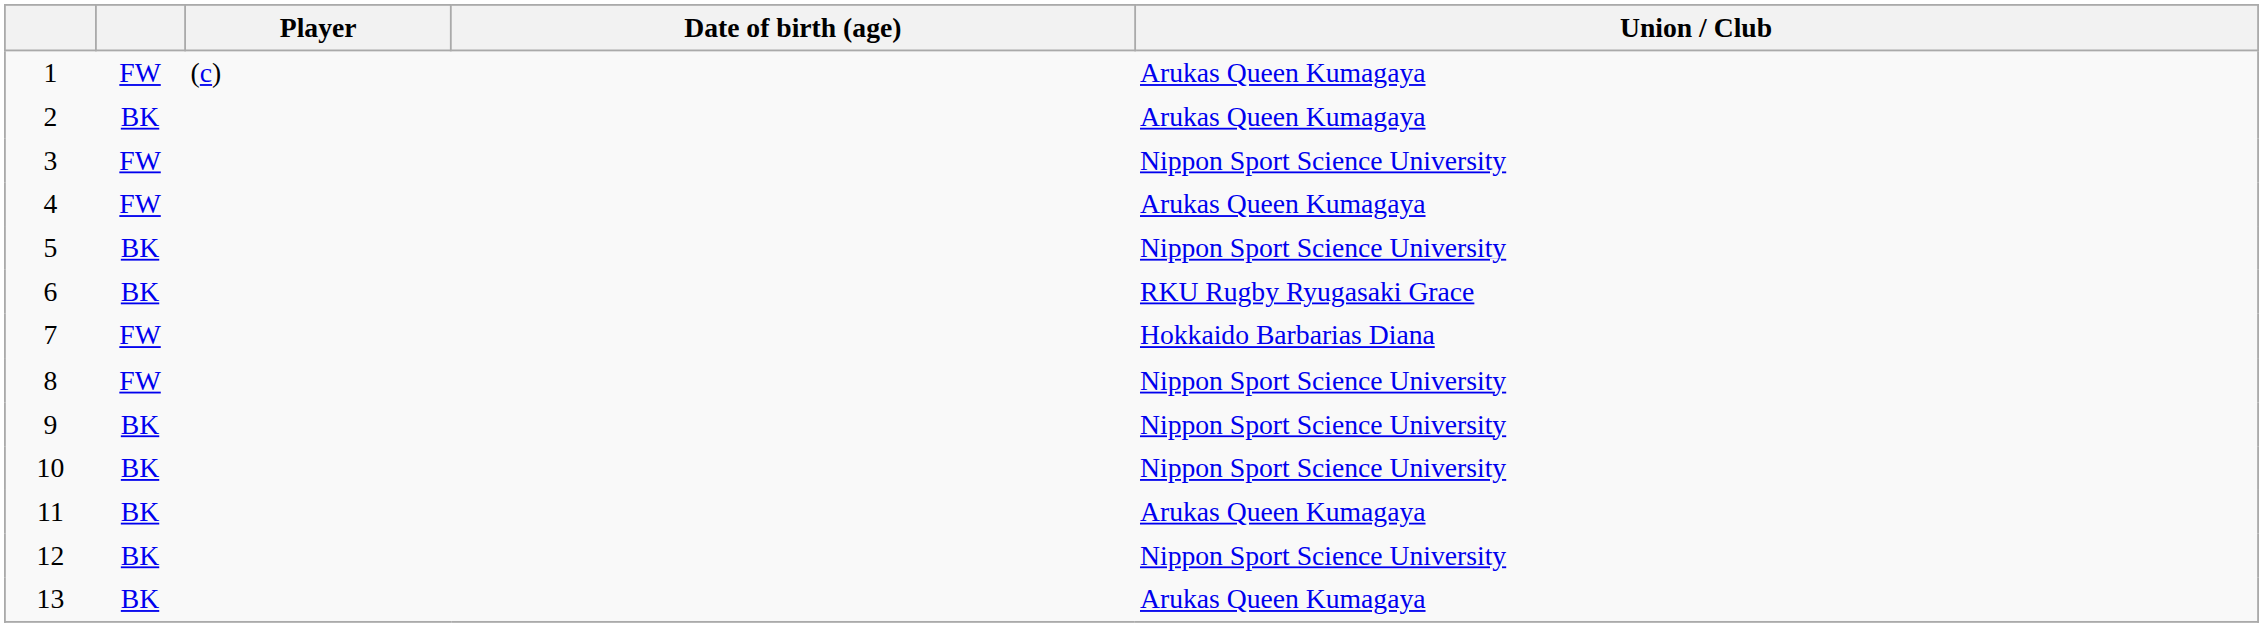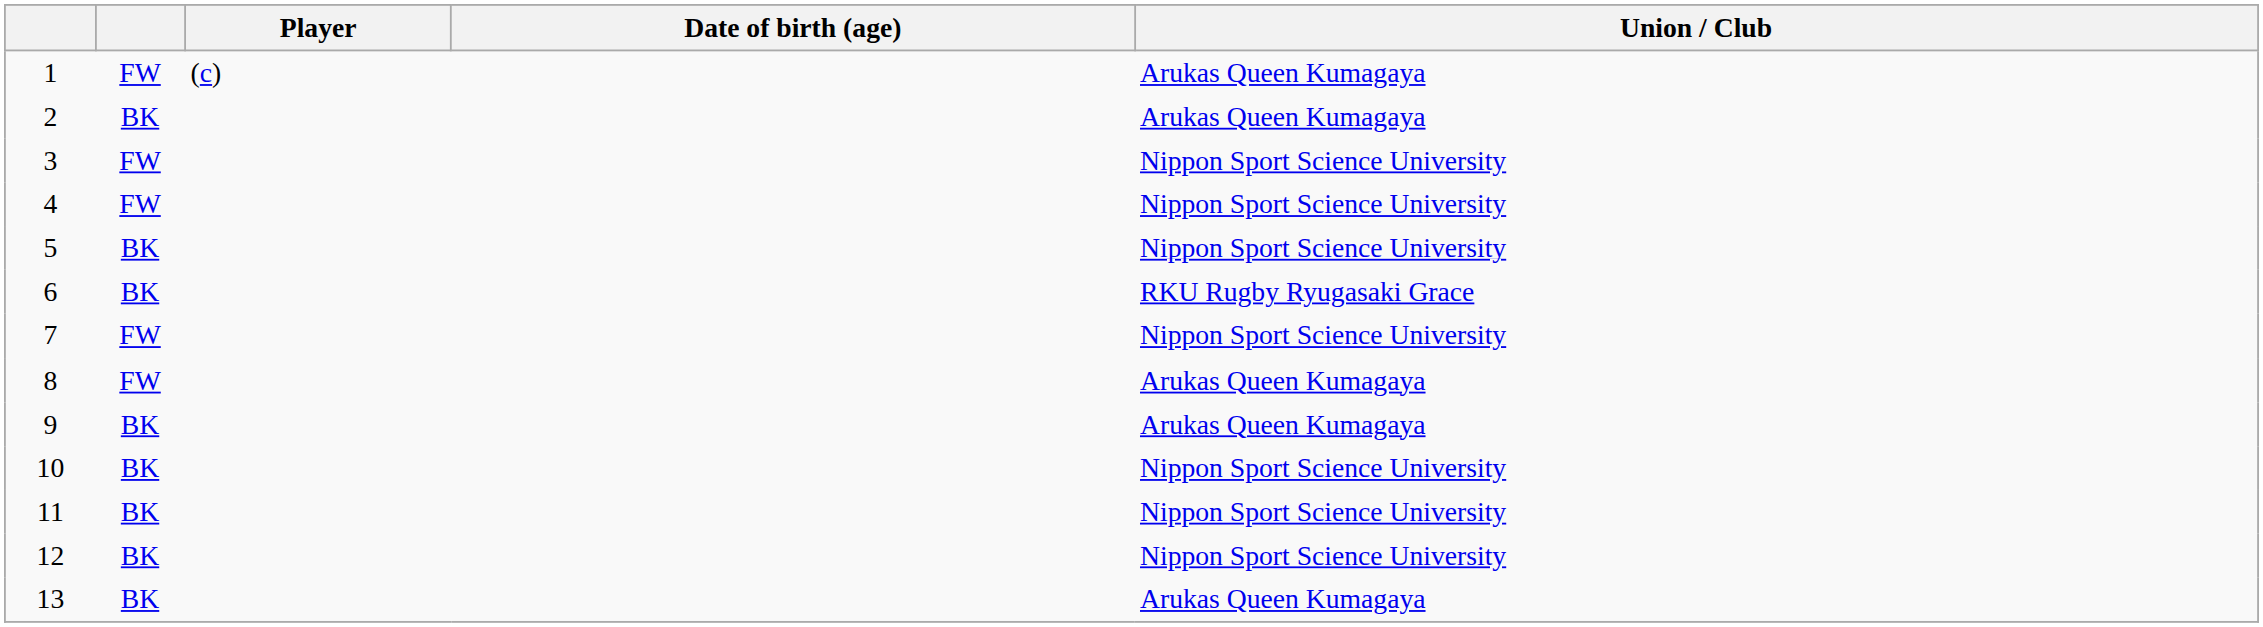(1283, 204) Arukas Queen Kumagaya -> (1323, 204) Nippon Sport Science University
(1287, 335) Hokkaido Barbarias Diana -> (1323, 335) Nippon Sport Science University
(1323, 379) Nippon Sport Science University -> (1283, 379) Arukas Queen Kumagaya
(1323, 423) Nippon Sport Science University -> (1283, 423) Arukas Queen Kumagaya
(1283, 511) Arukas Queen Kumagaya -> (1323, 511) Nippon Sport Science University
